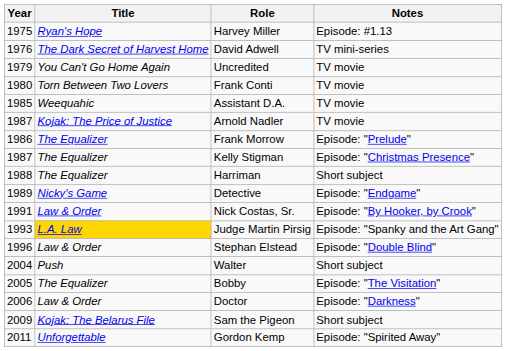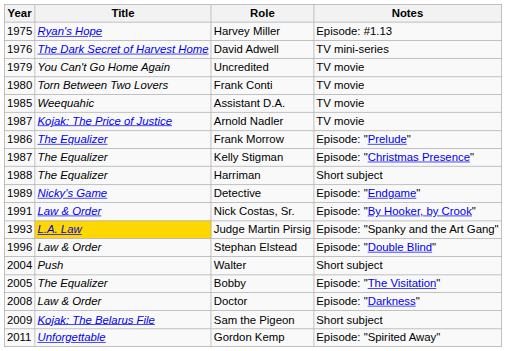(20, 301) 2006 -> (20, 301) 2008
